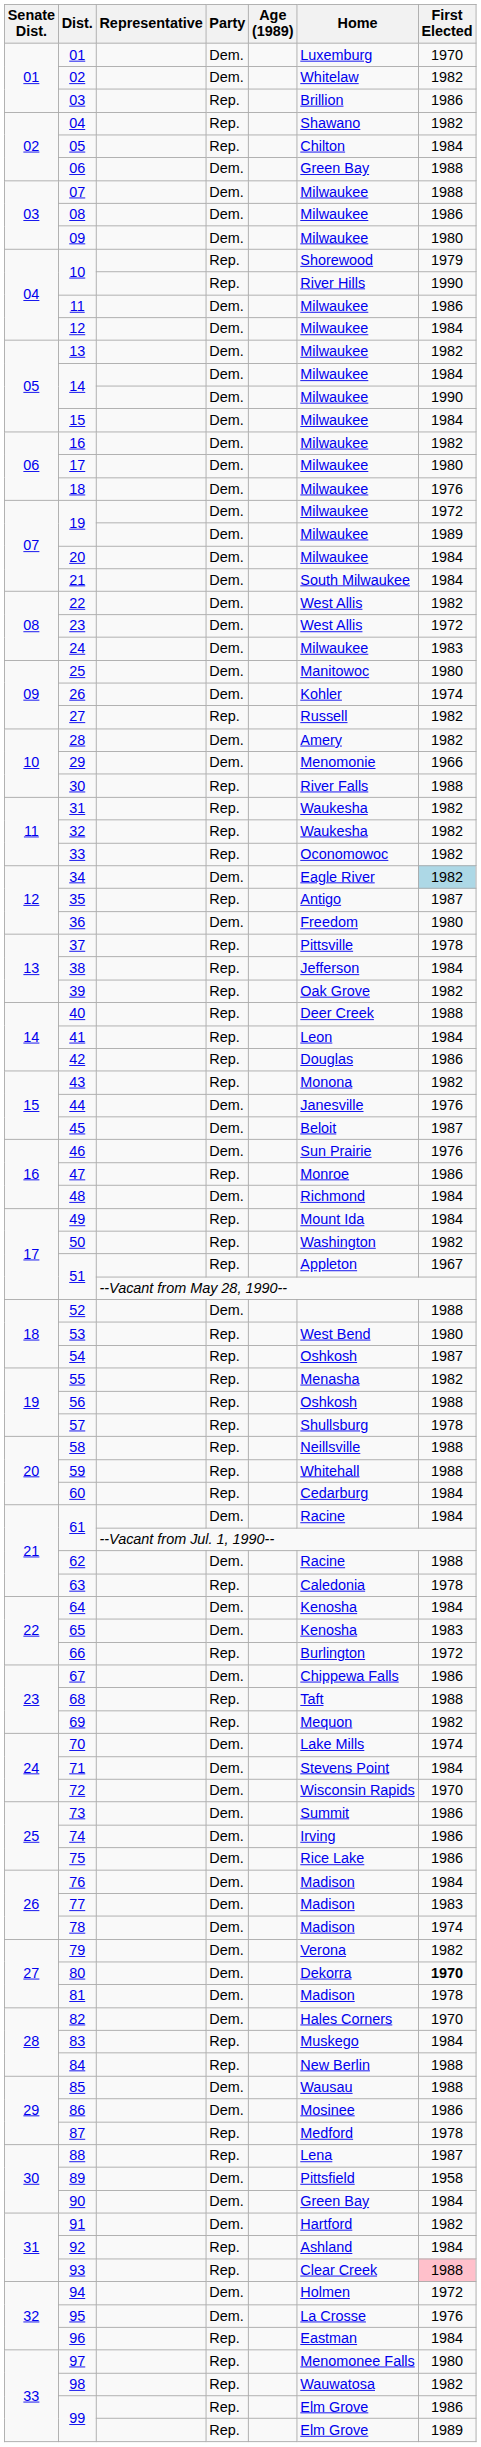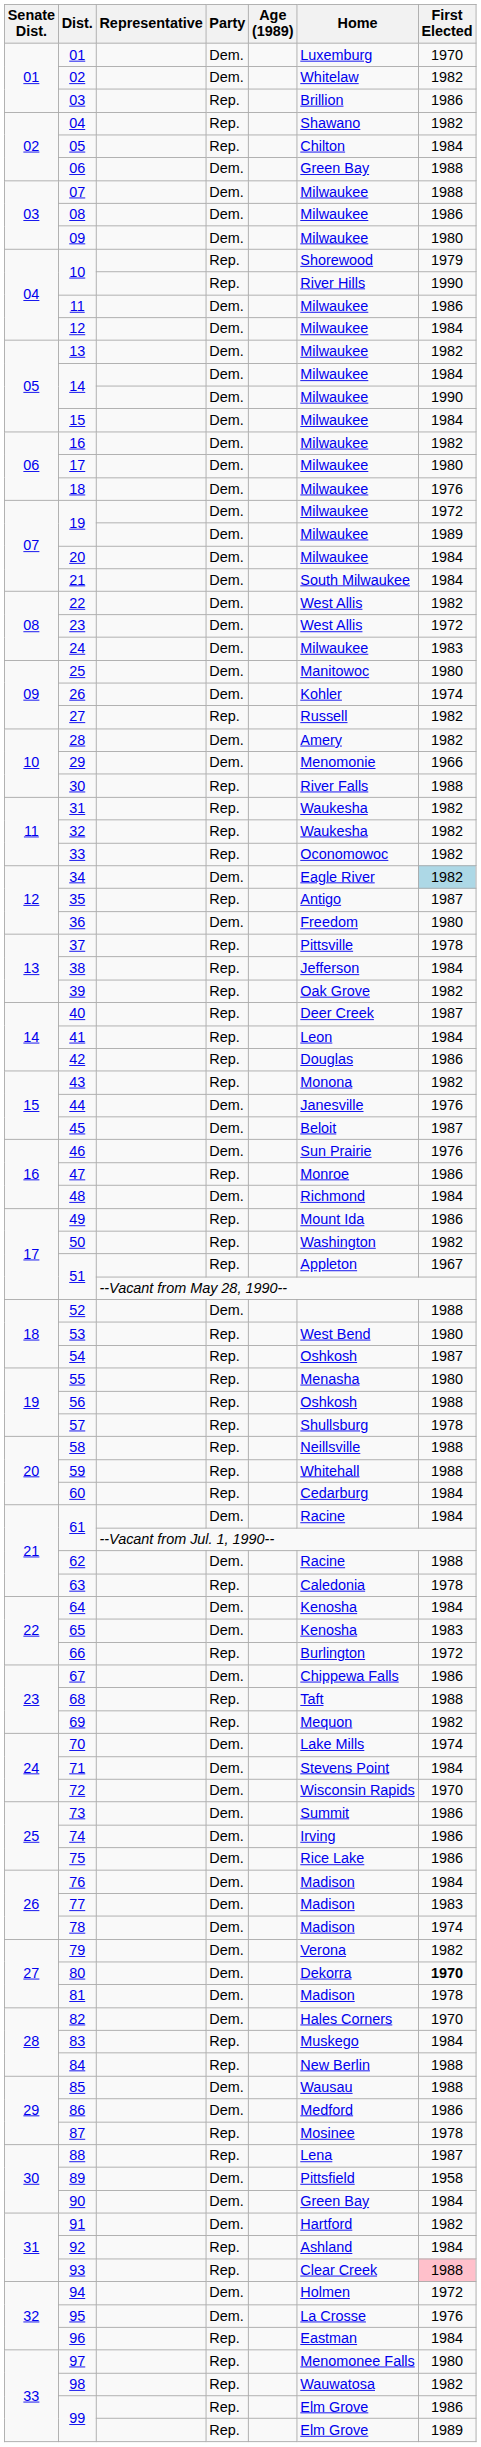(447, 1014) 1988 -> (447, 1014) 1987
(447, 1219) 1984 -> (447, 1219) 1986
(447, 1379) 1982 -> (447, 1379) 1980
(328, 2110) Mosinee -> (327, 2110) Medford
(327, 2133) Medford -> (328, 2133) Mosinee
